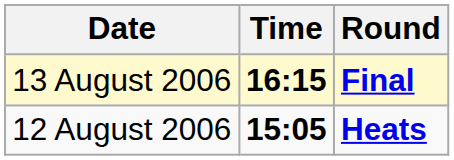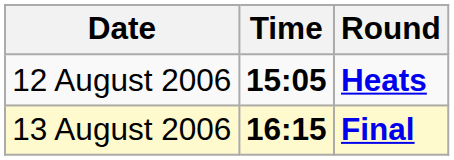rows swapped: (122, 129) <-> (122, 79)
